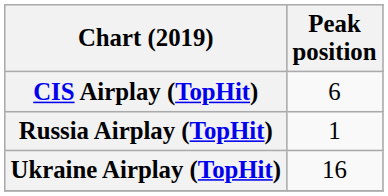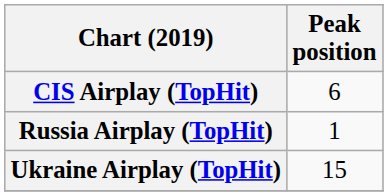(335, 170) 16 -> (335, 170) 15
